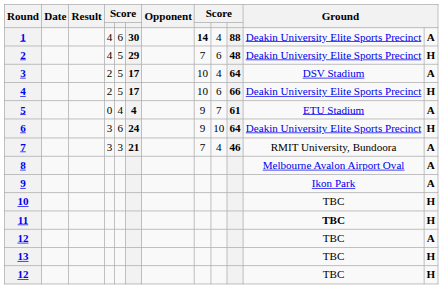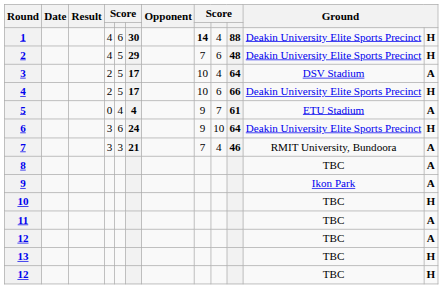(431, 37) A -> (431, 37) H
(334, 165) Melbourne Avalon Airport Oval -> (334, 165) TBC
(334, 220) bold -> (334, 220) normal
(431, 220) H -> (431, 220) A
